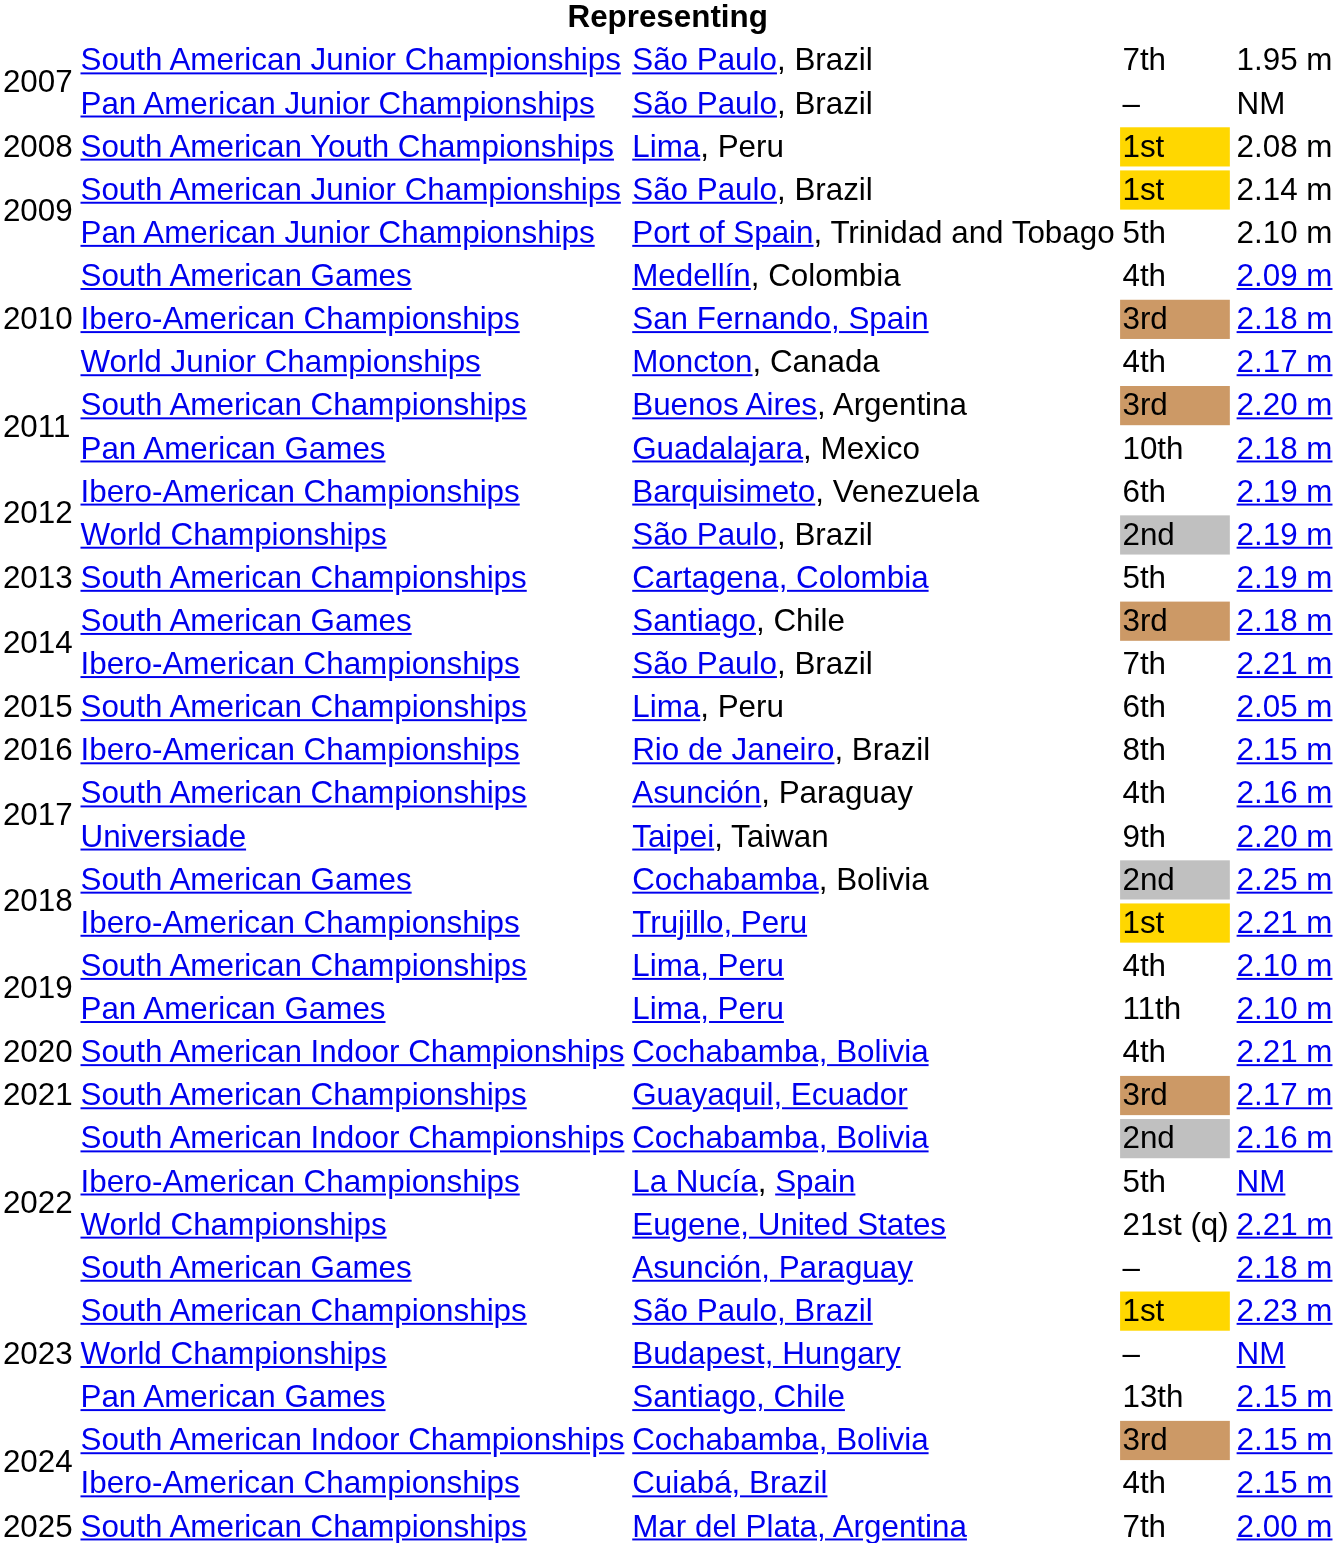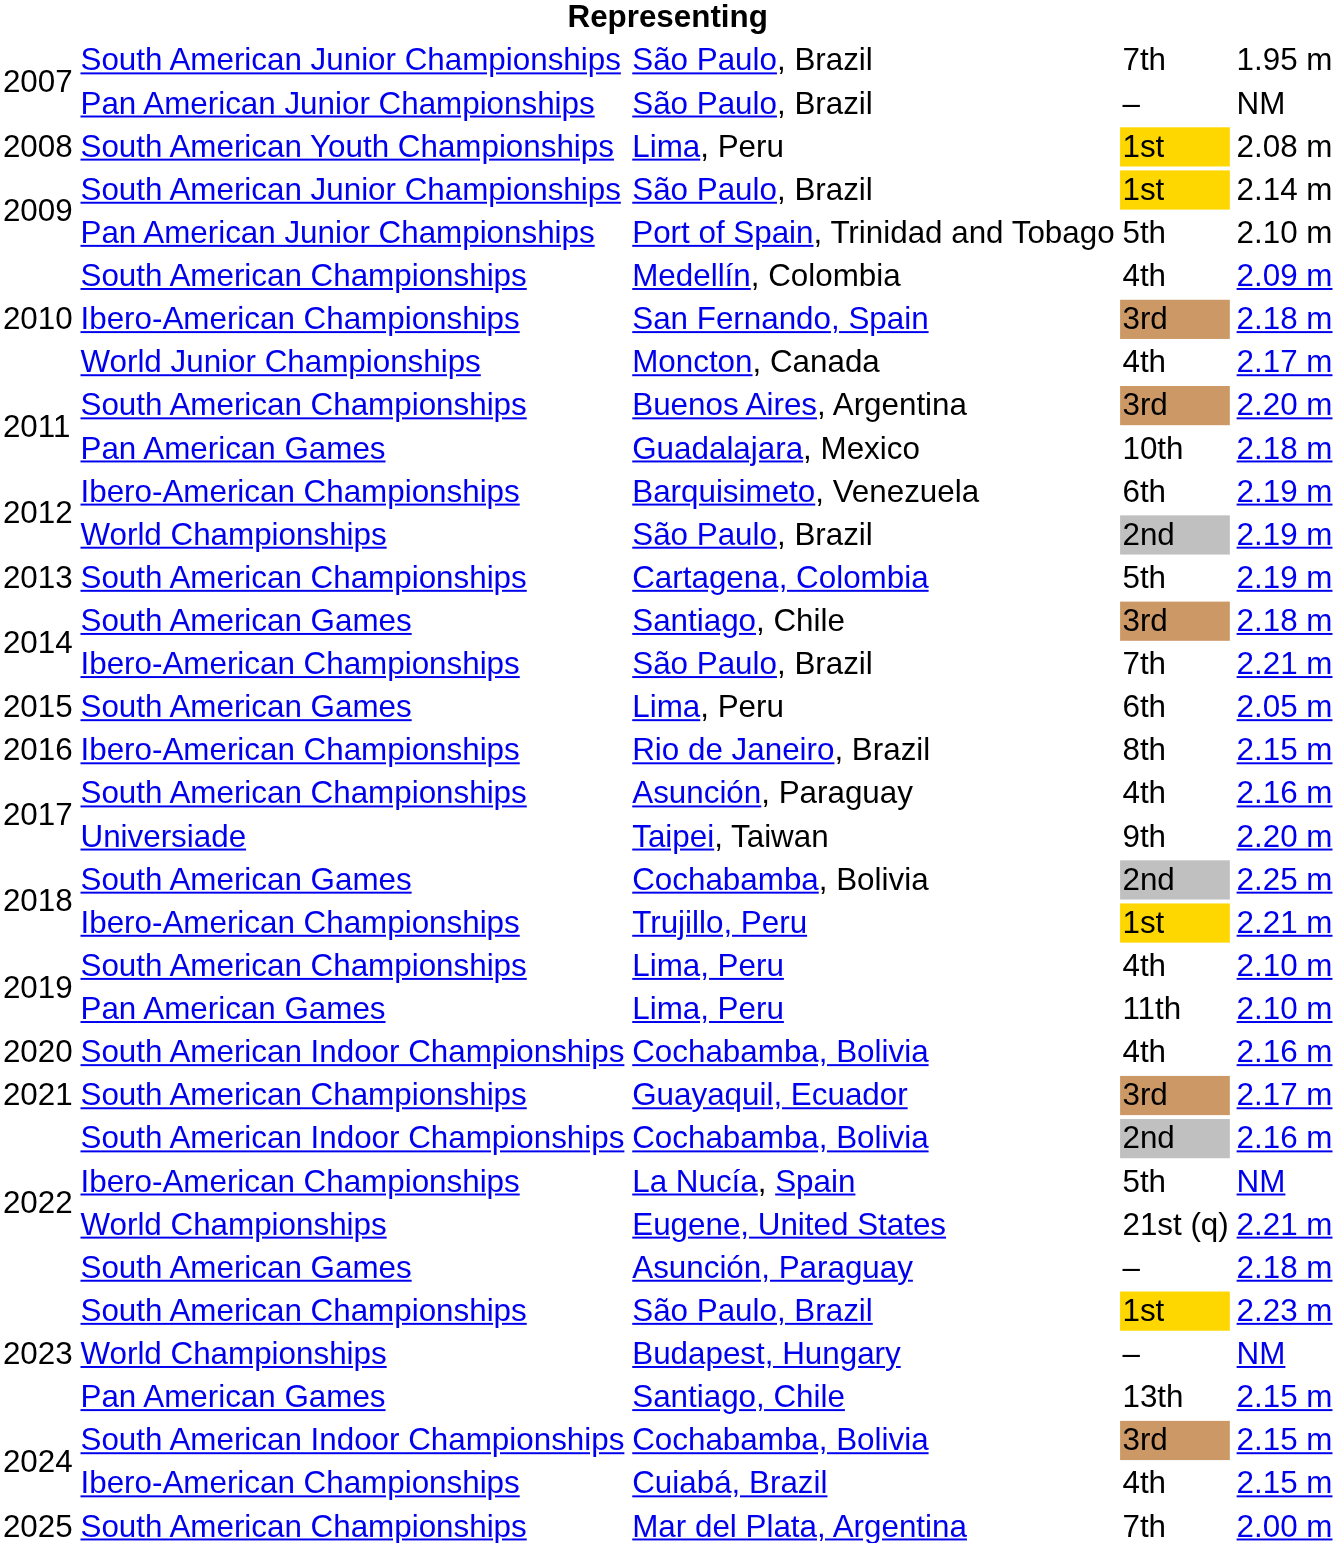(246, 275) South American Games -> (304, 275) South American Championships
(304, 706) South American Championships -> (246, 706) South American Games
(1285, 1051) 2.21 m -> (1285, 1051) 2.16 m
